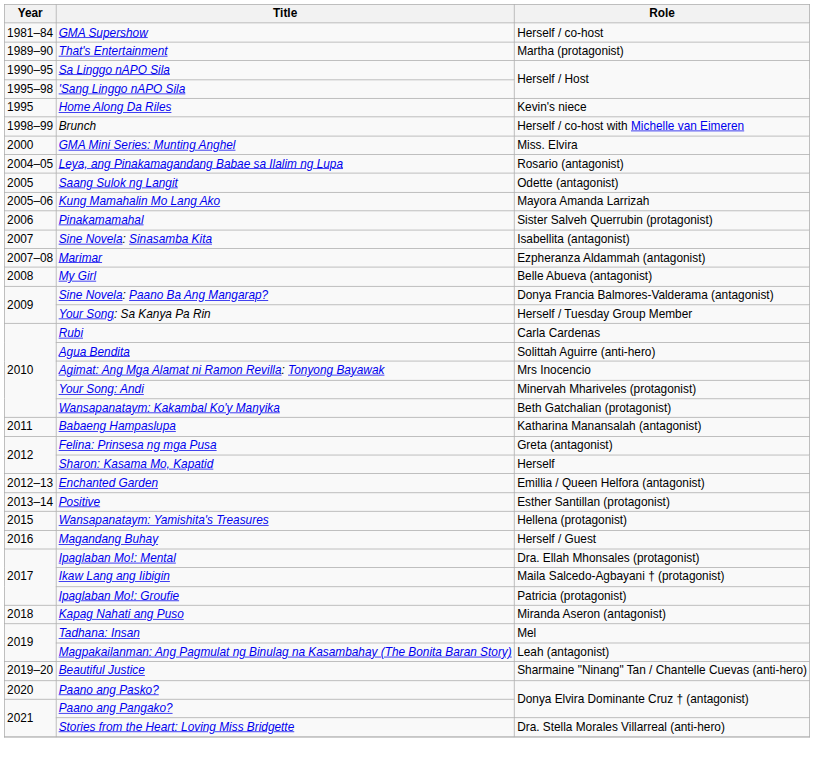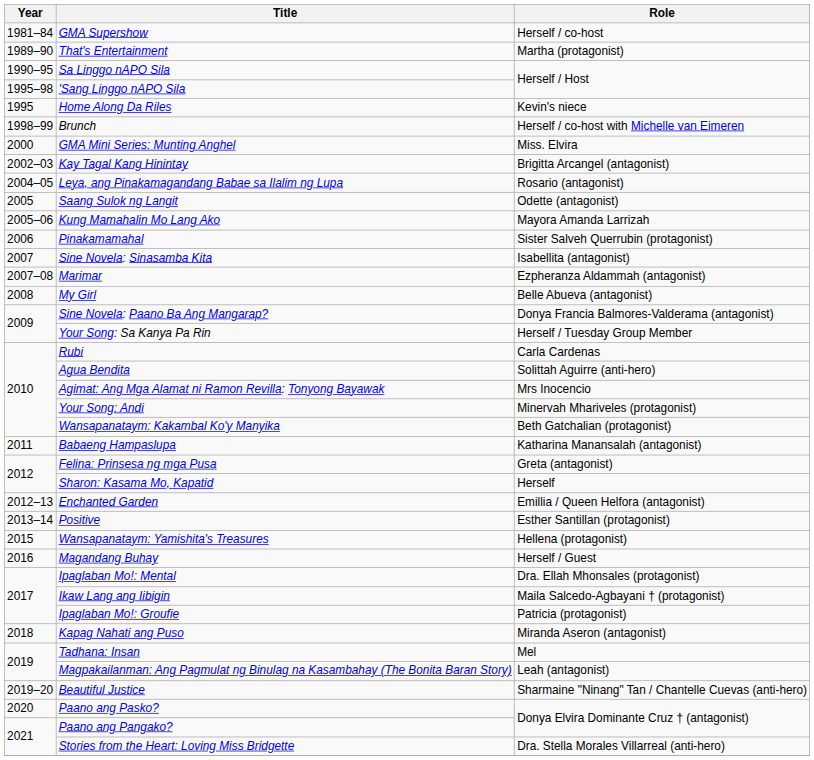+ row: (123, 164)
